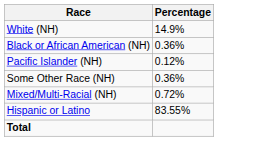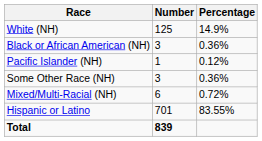+ column: (174, 12)
